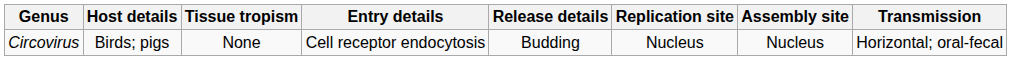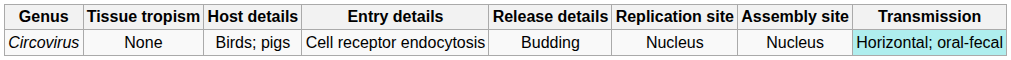columns swapped: (132, 17) <-> (242, 17)
(930, 42) no background -> (930, 42) paleturquoise background
